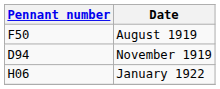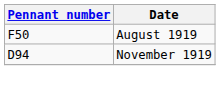- row: (160, 74)
